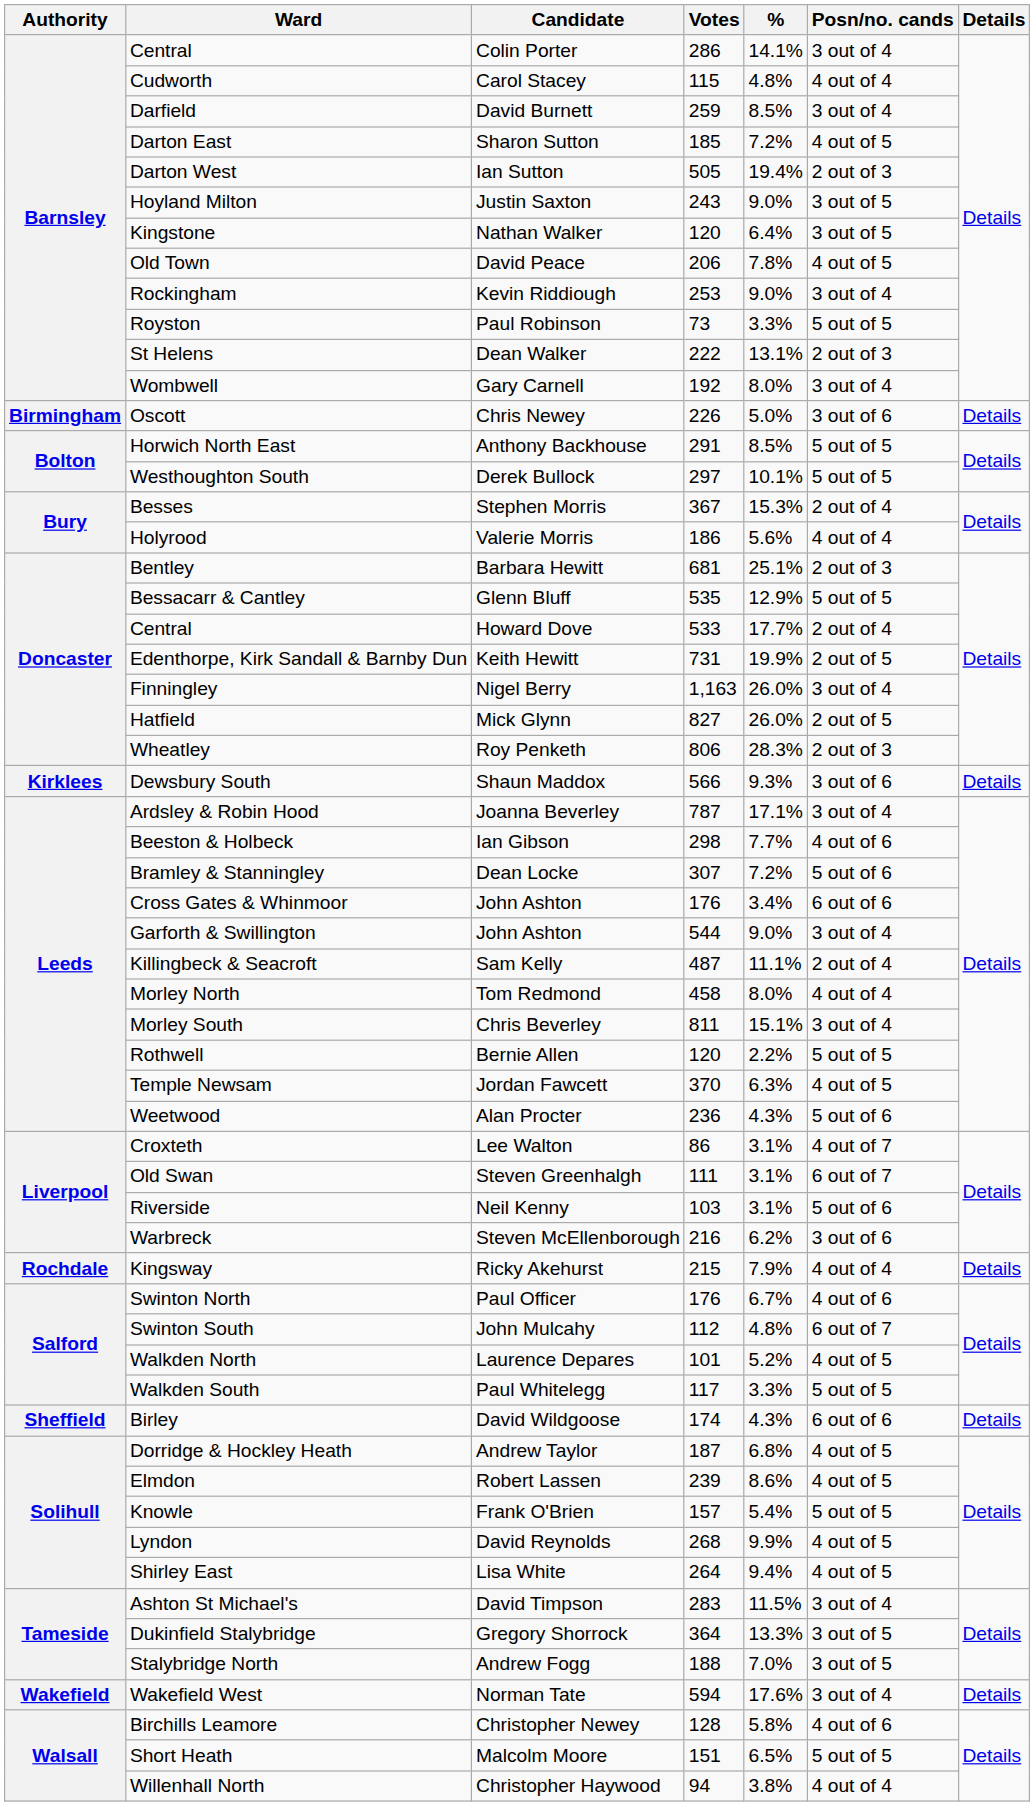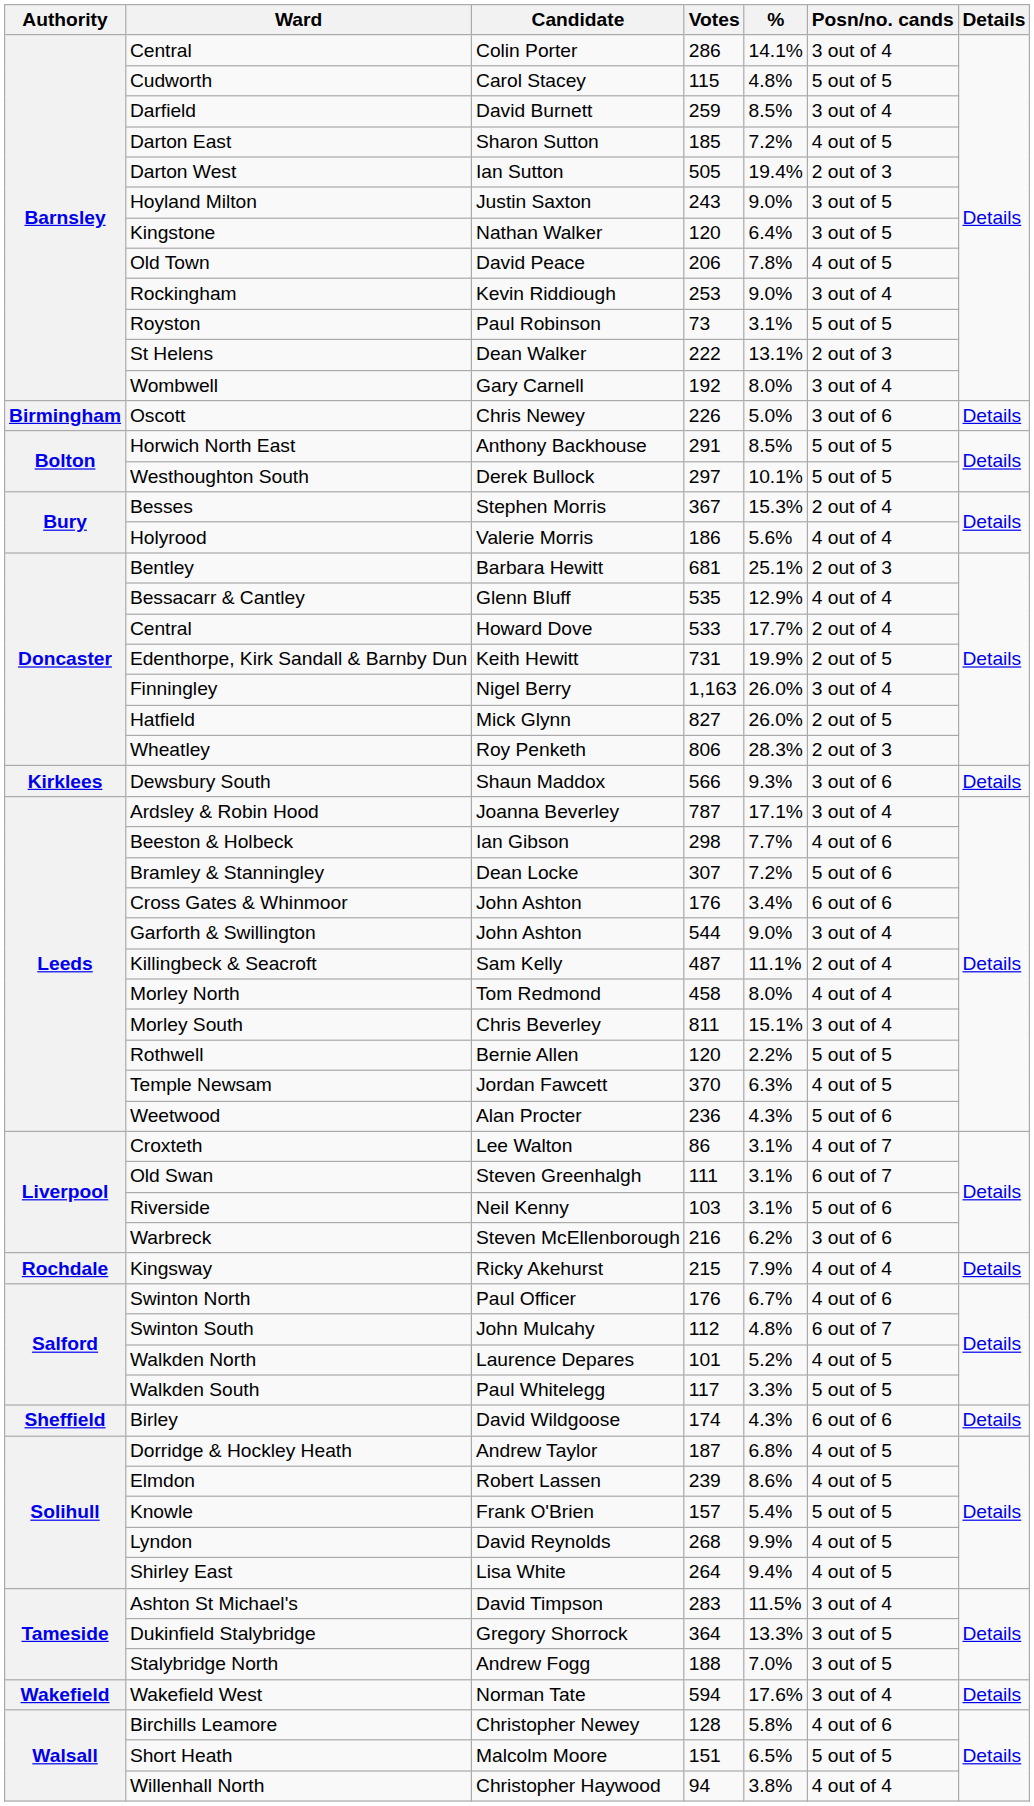(852, 80) 4 out of 4 -> (852, 80) 5 out of 5
(770, 324) 3.3% -> (770, 324) 3.1%
(852, 598) 5 out of 5 -> (852, 598) 4 out of 4
